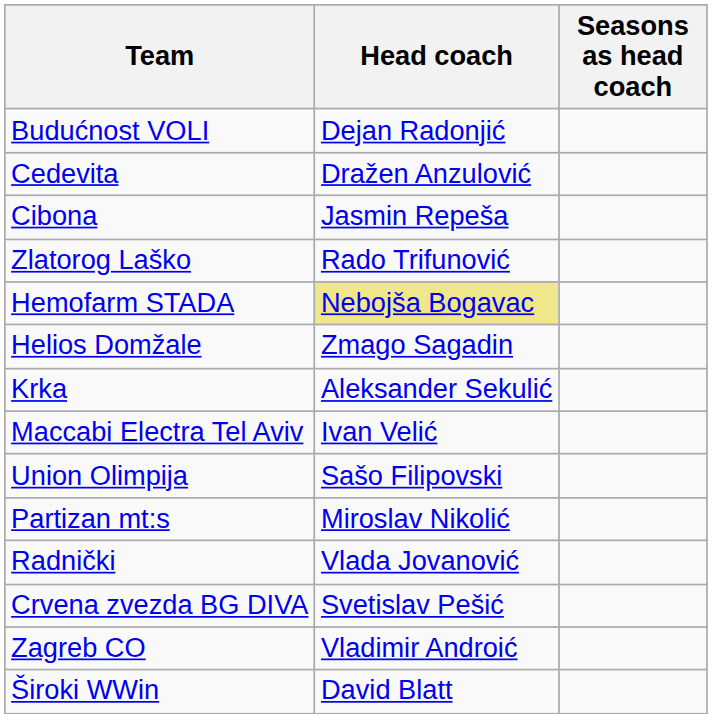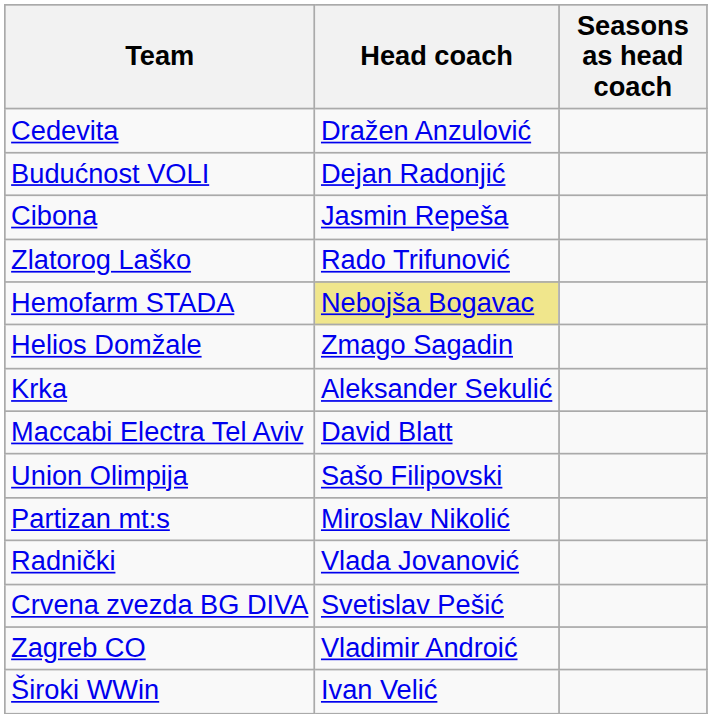rows swapped: (110, 130) <-> (65, 173)
(379, 432) Ivan Velić -> (387, 432) David Blatt
(387, 691) David Blatt -> (379, 691) Ivan Velić
